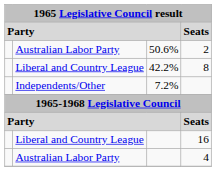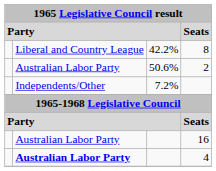rows swapped: (164, 49) <-> (164, 67)
(80, 139) Liberal and Country League -> (67, 139) Australian Labor Party
(67, 157) normal -> (73, 157) bold
